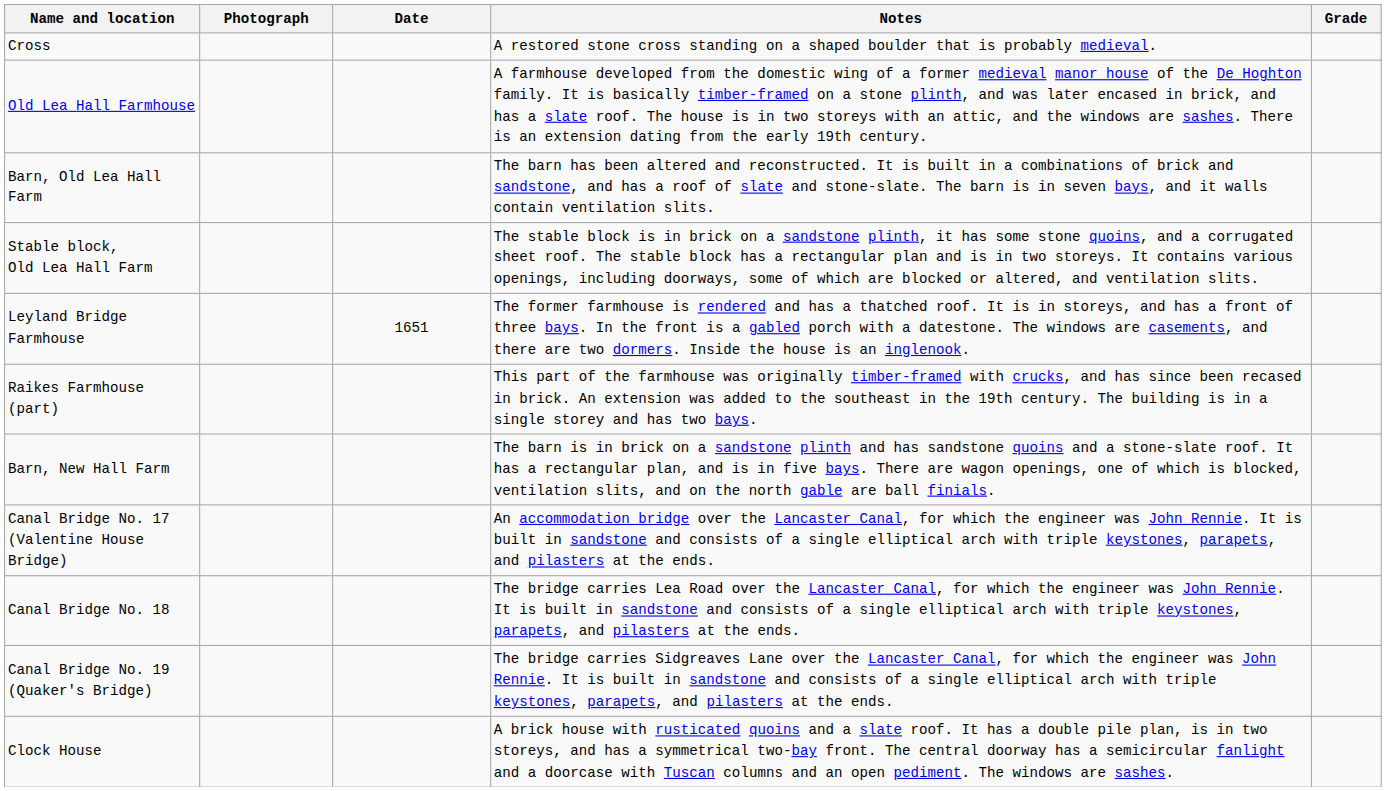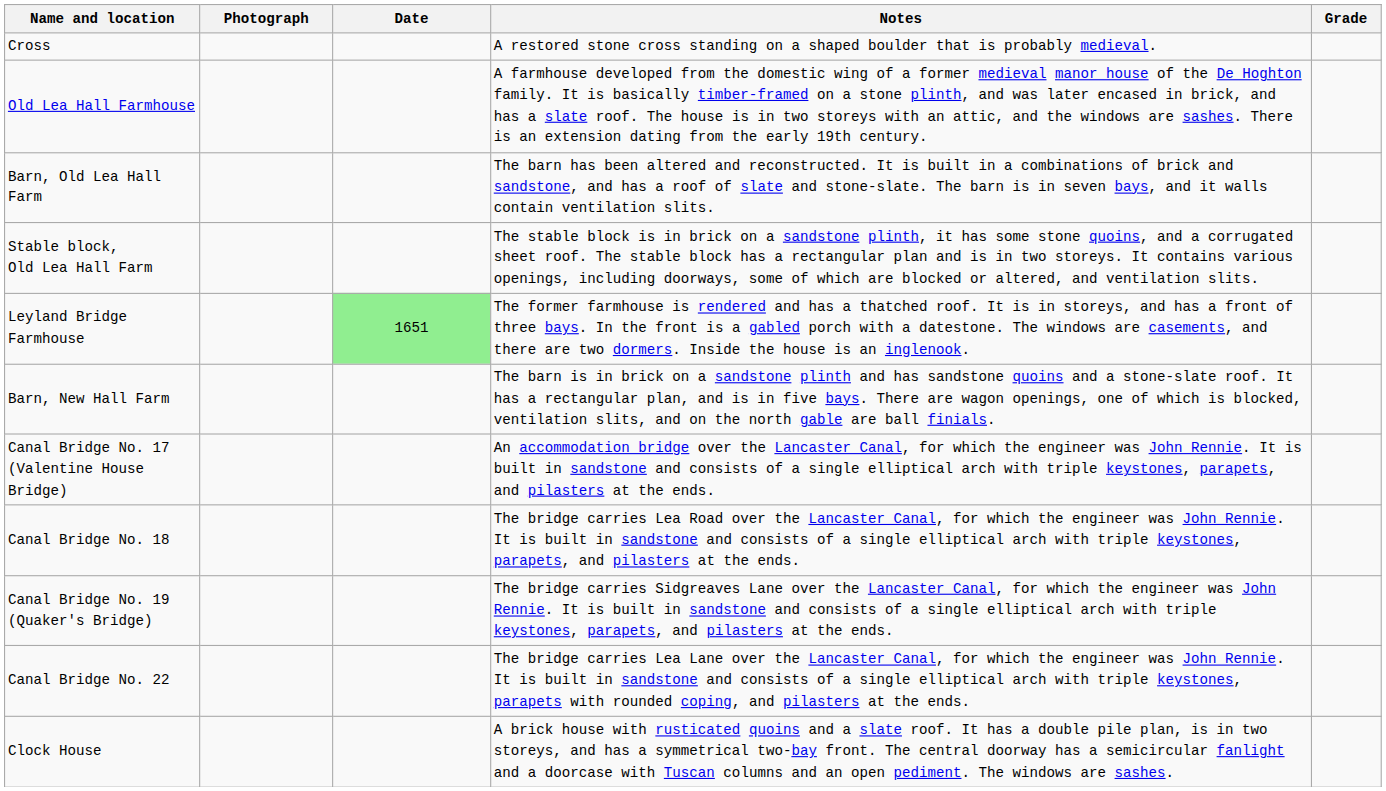(412, 328) no background -> (412, 328) lightgreen background
- row: (76, 399)
+ row: (89, 681)
